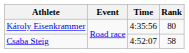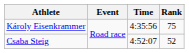(172, 26) 80 -> (172, 26) 75
(172, 41) 58 -> (172, 41) 52
